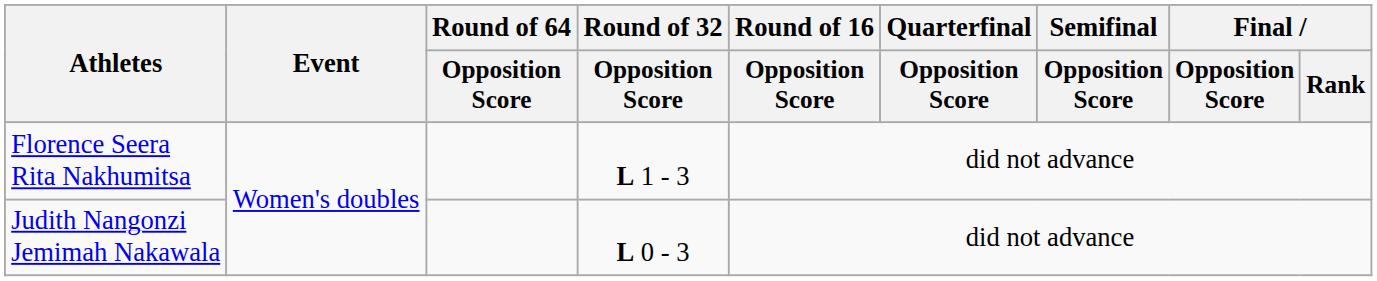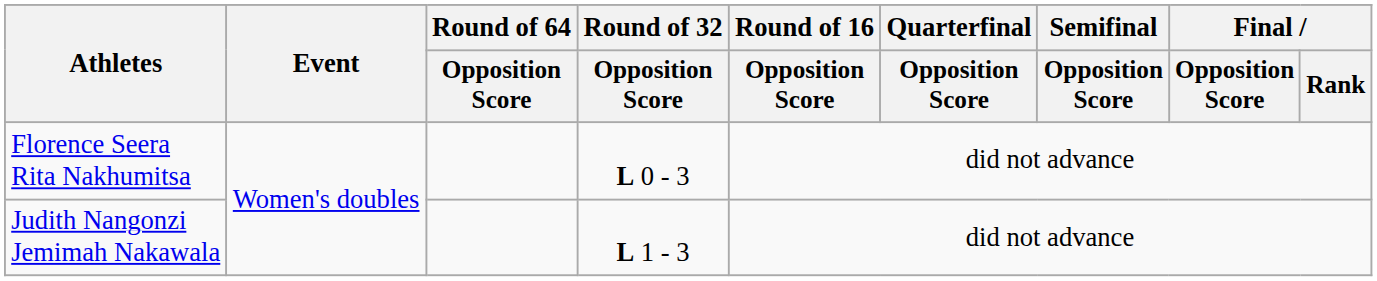(653, 176) L 1 - 3 -> (653, 176) L 0 - 3
(653, 252) L 0 - 3 -> (653, 252) L 1 - 3
